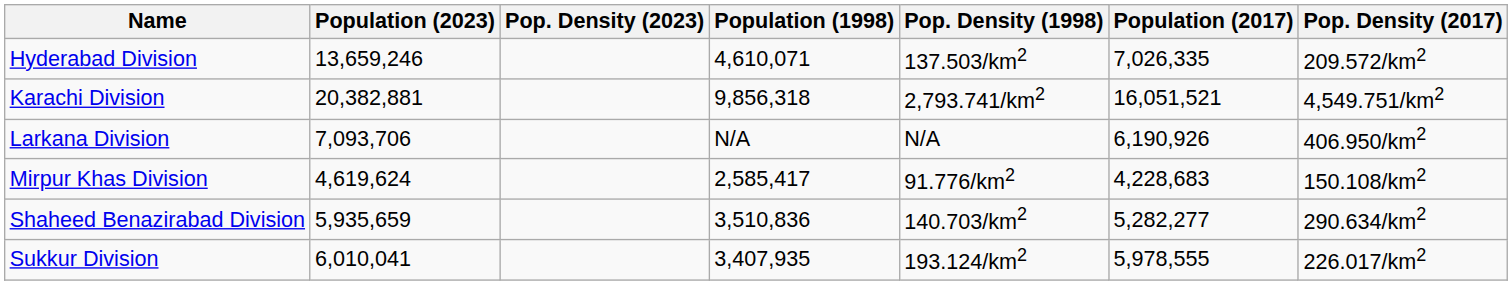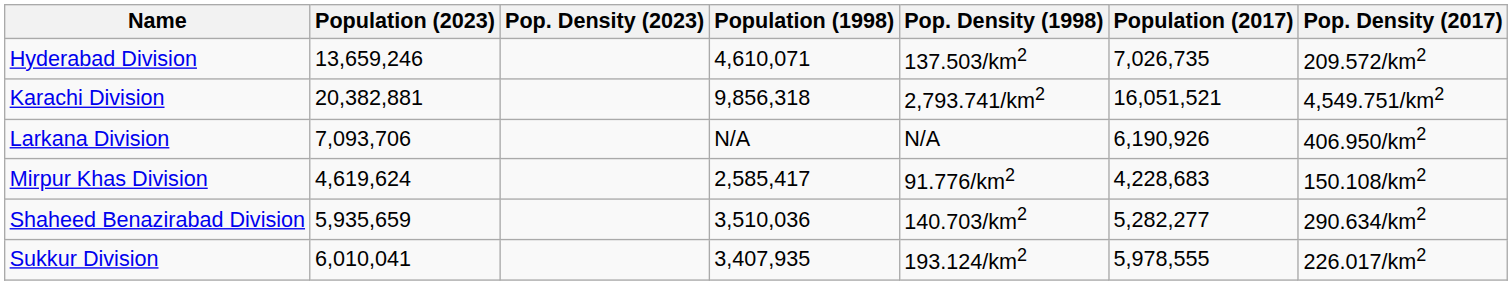(1161, 58) 7,026,335 -> (1161, 58) 7,026,735
(762, 219) 3,510,836 -> (762, 219) 3,510,036
